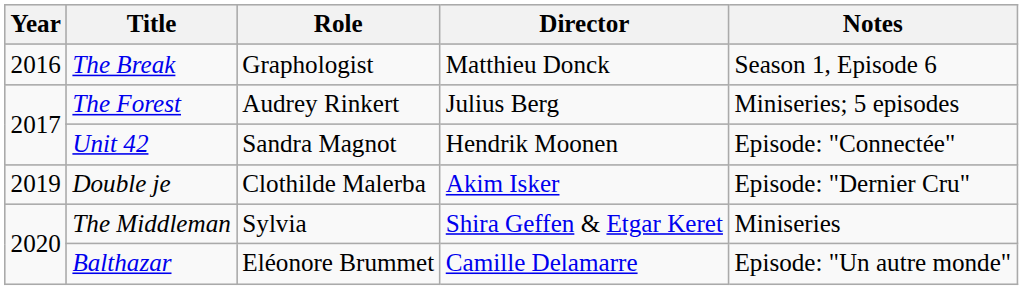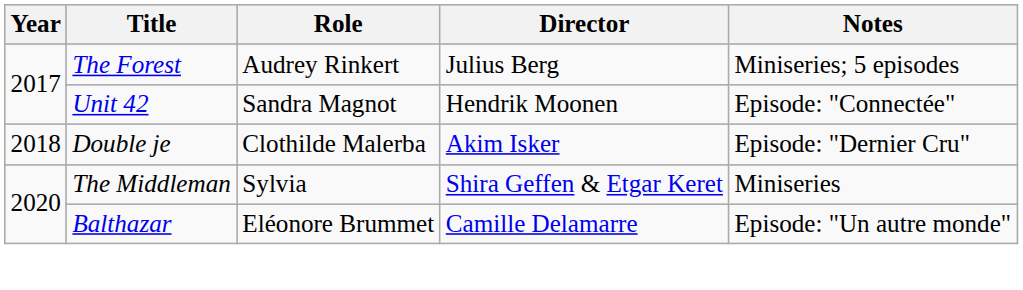- row: (124, 64)
(36, 183) 2019 -> (36, 143) 2018
